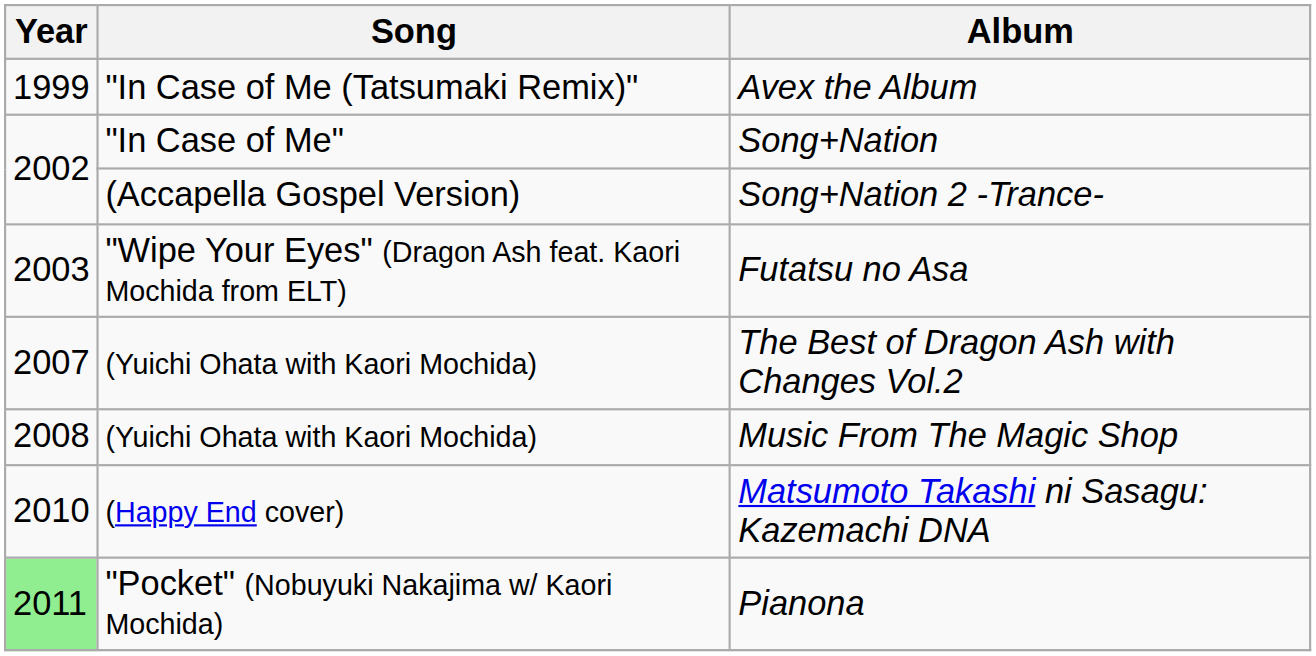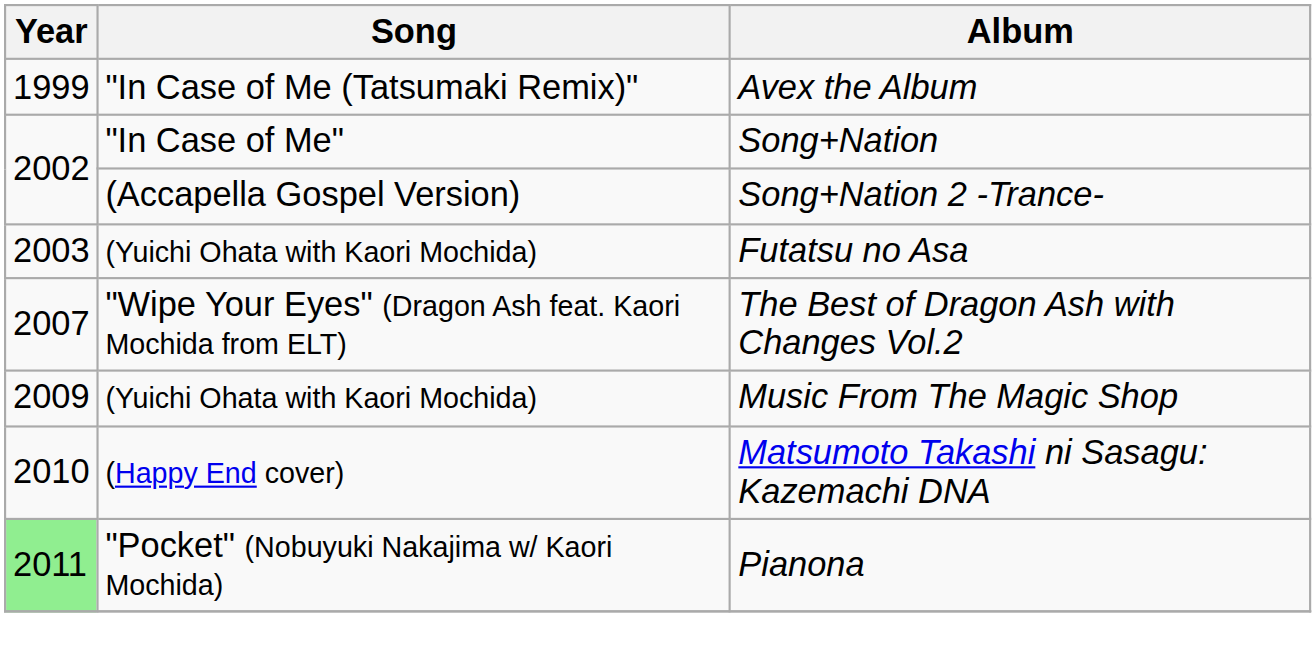(393, 269) "Wipe Your Eyes" (Dragon Ash feat. Kaori Mochida from ELT) -> (321, 252) (Yuichi Ohata with Kaori Mochida)
(321, 364) (Yuichi Ohata with Kaori Mochida) -> (393, 323) "Wipe Your Eyes" (Dragon Ash feat. Kaori Mochida from ELT)
(51, 436) 2008 -> (51, 397) 2009
